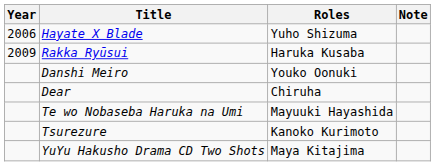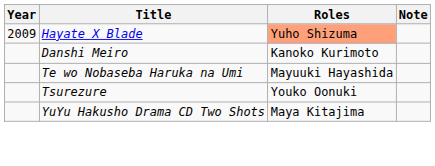(22, 34) 2006 -> (22, 34) 2009
(314, 34) no background -> (314, 34) lightsalmon background
- row: (85, 53)
(314, 73) Youko Oonuki -> (325, 53) Kanoko Kurimoto
- row: (56, 92)
(325, 131) Kanoko Kurimoto -> (314, 92) Youko Oonuki
